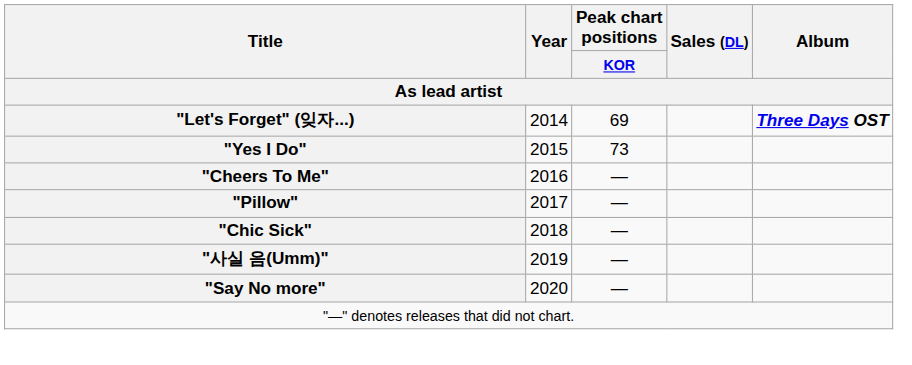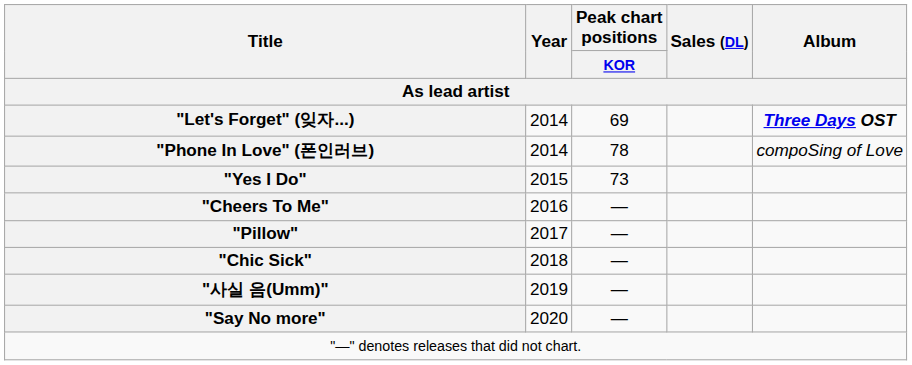+ row: (265, 150)
